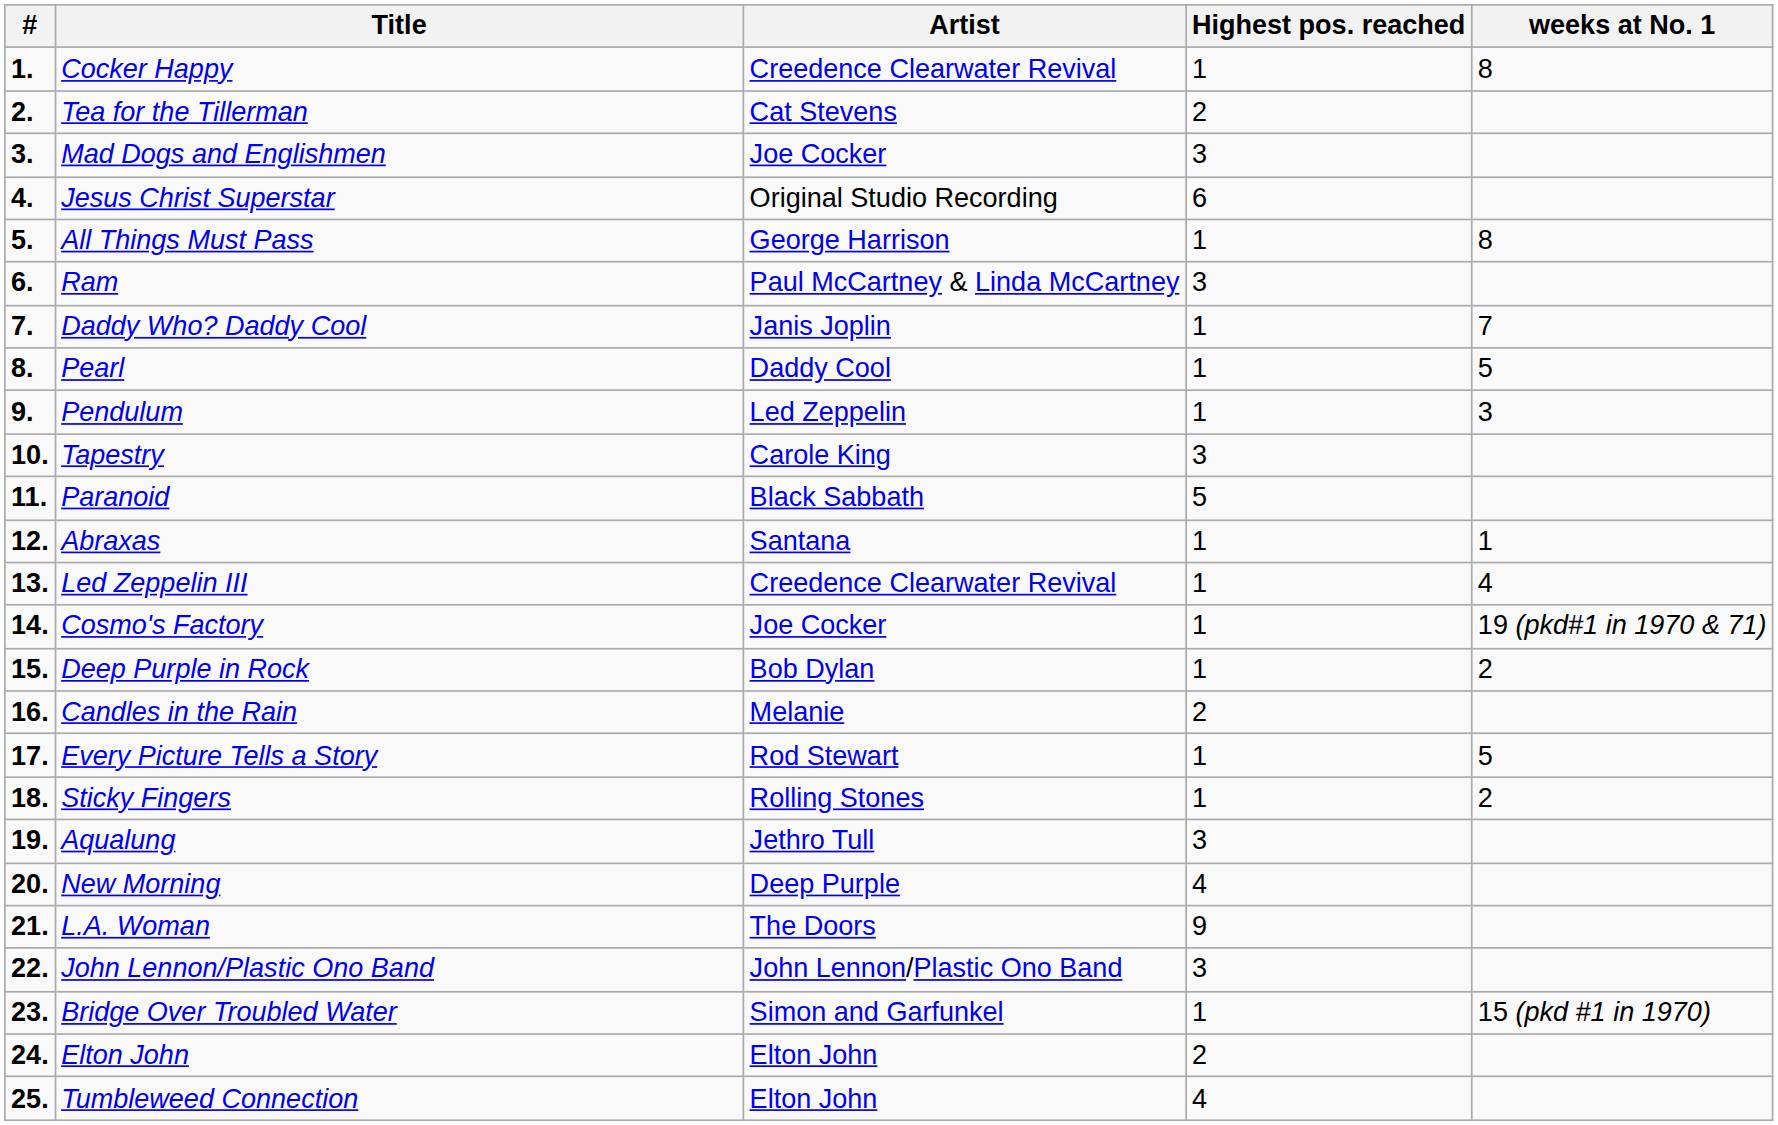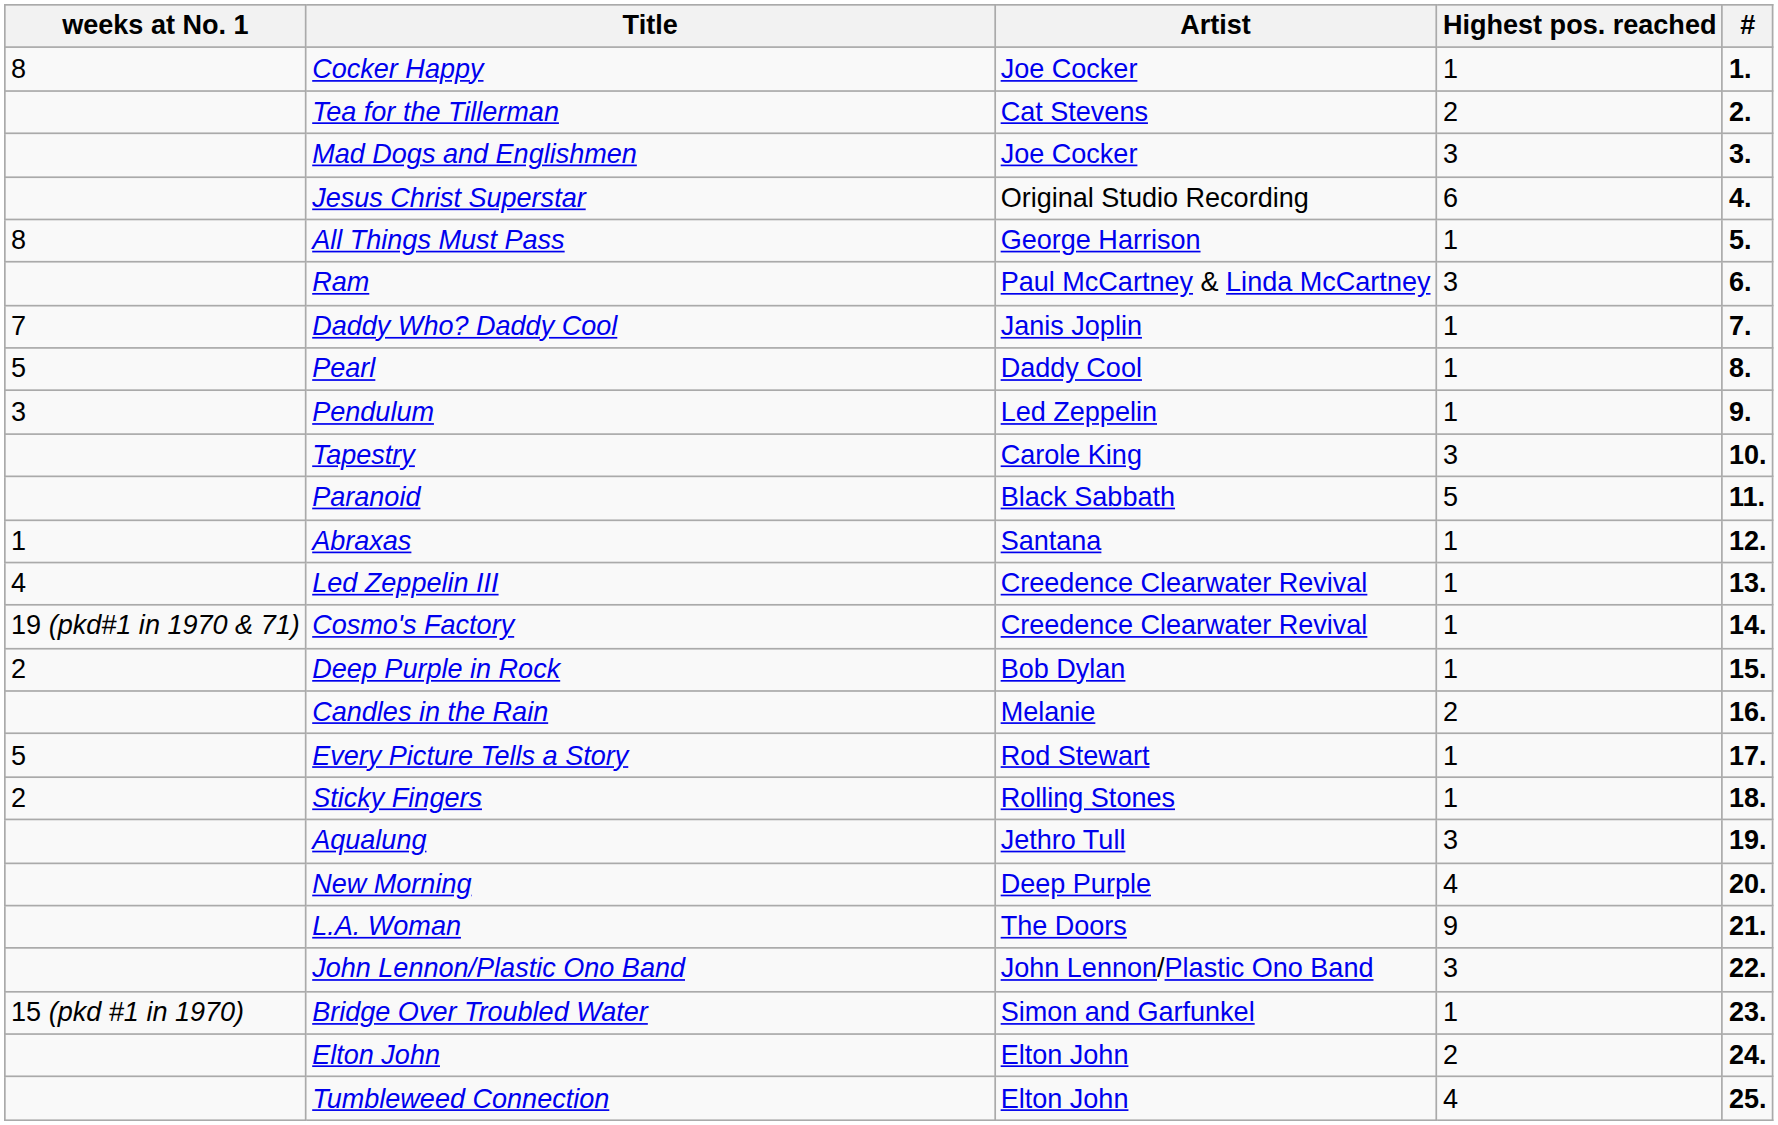columns swapped: (30, 25) <-> (1622, 25)
(933, 68) Creedence Clearwater Revival -> (1069, 68) Joe Cocker
(818, 626) Joe Cocker -> (1184, 626) Creedence Clearwater Revival
